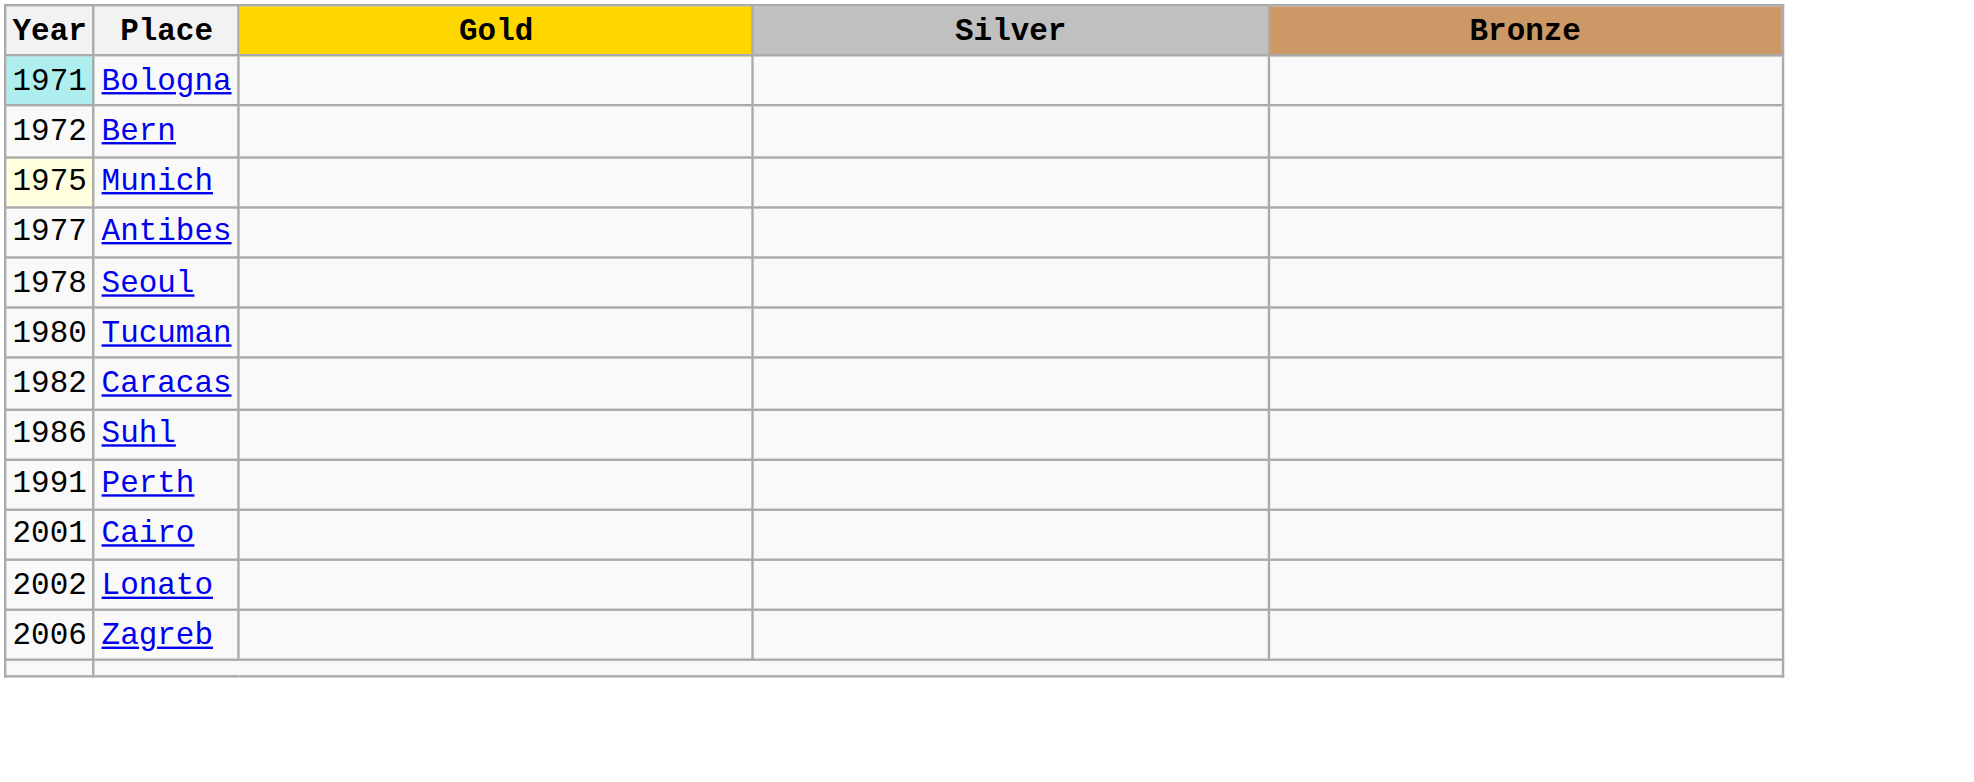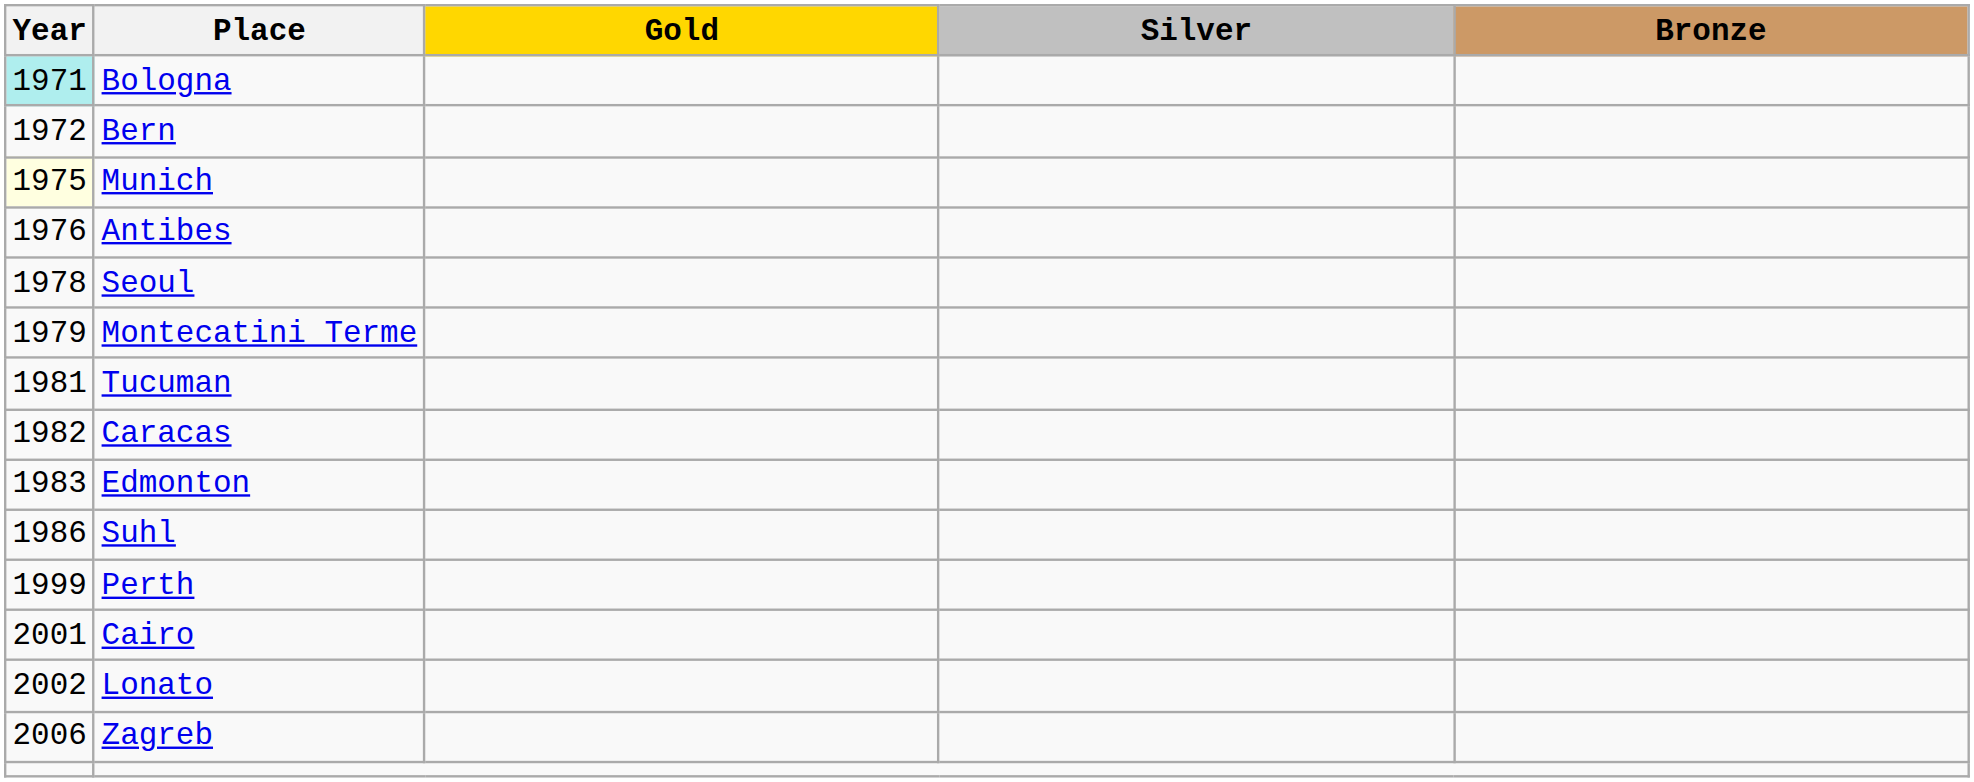(50, 232) 1977 -> (50, 232) 1976
+ row: (259, 333)
(50, 333) 1980 -> (50, 383) 1981
+ row: (176, 484)
(50, 484) 1991 -> (50, 585) 1999
